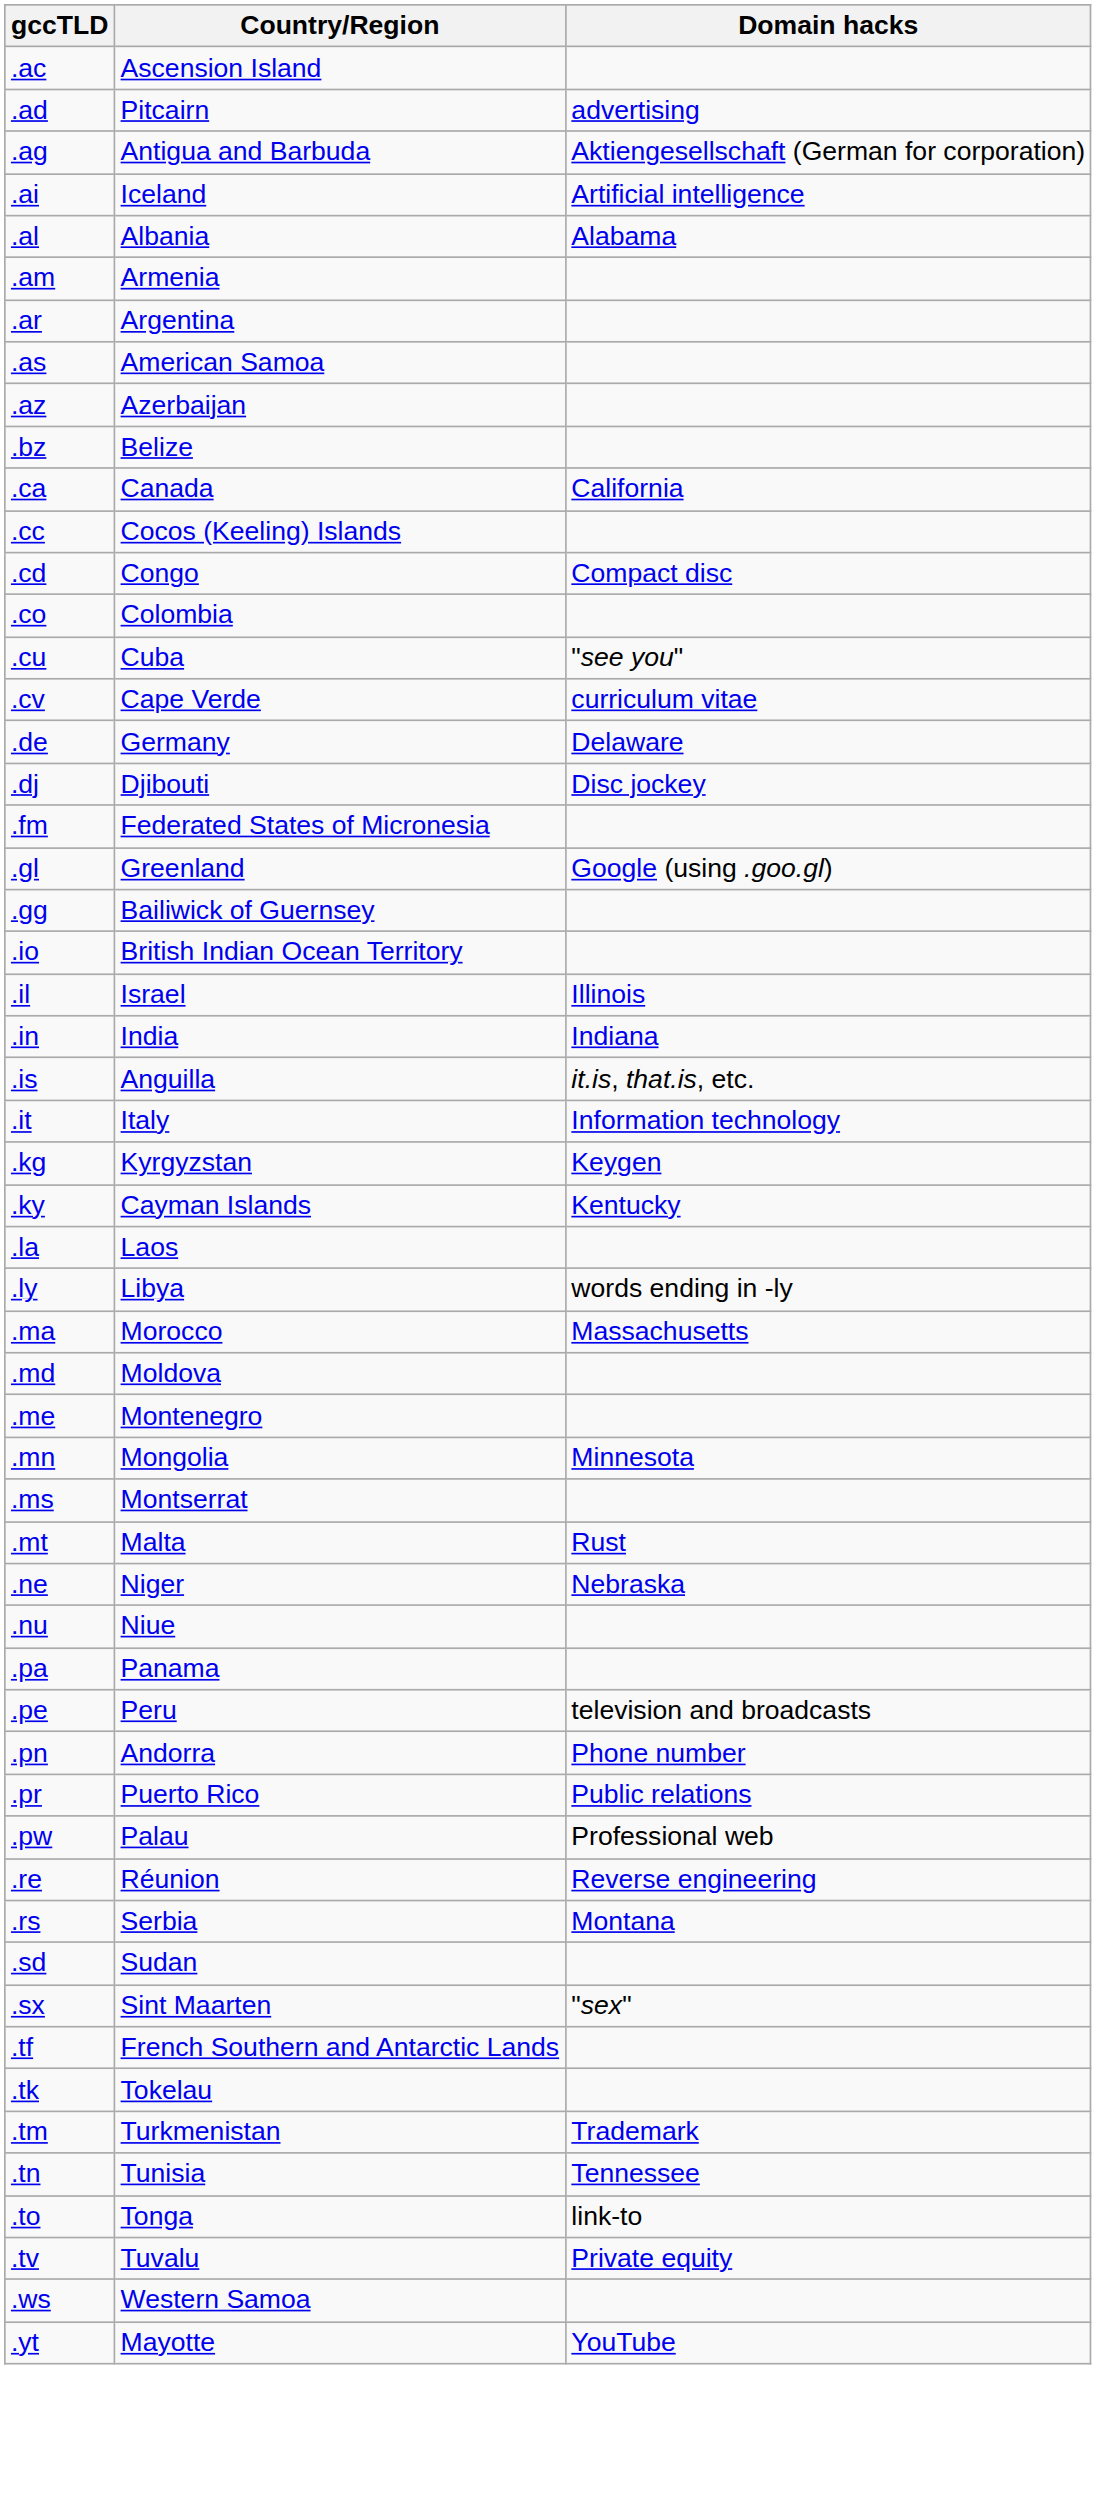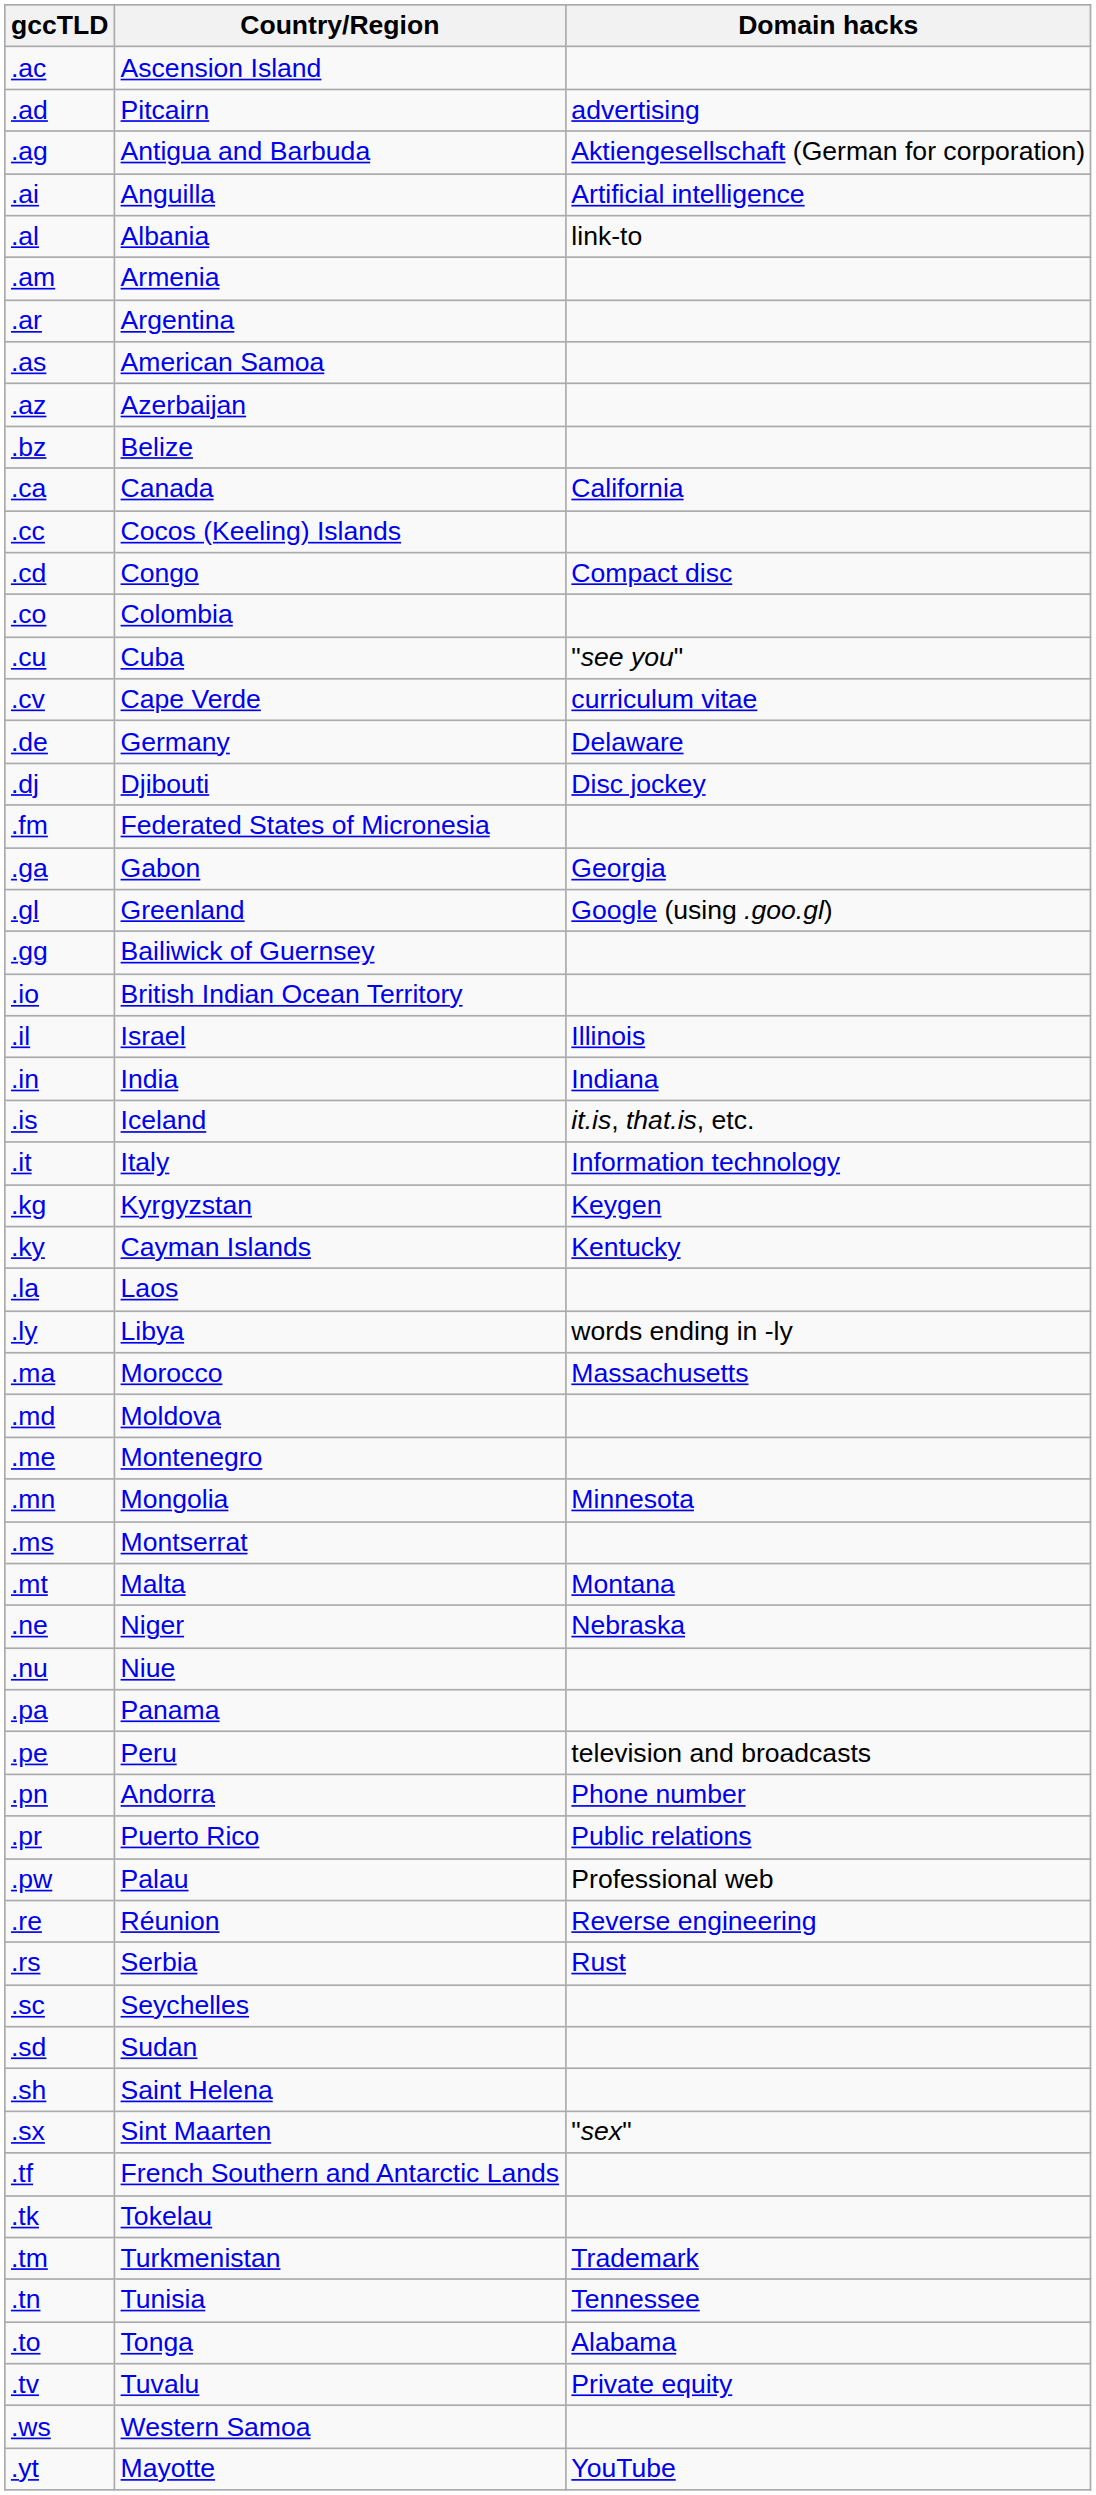(163, 194) Iceland -> (168, 194) Anguilla
(624, 236) Alabama -> (607, 236) link-to
+ row: (29, 868)
(168, 1078) Anguilla -> (163, 1120) Iceland
(599, 1541) Rust -> (623, 1584) Montana
(623, 1921) Montana -> (599, 1963) Rust
+ row: (28, 2005)
+ row: (29, 2089)
(607, 2215) link-to -> (624, 2342) Alabama
